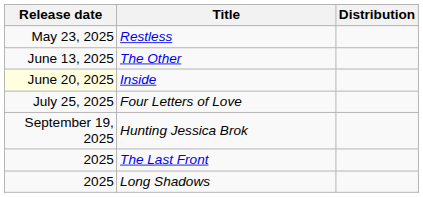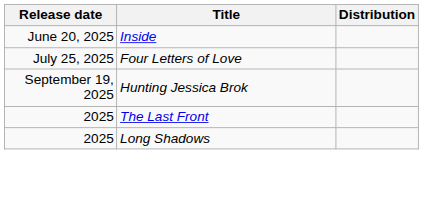- row: (146, 36)
- row: (151, 58)
(71, 79) lightyellow background -> (71, 36) no background
